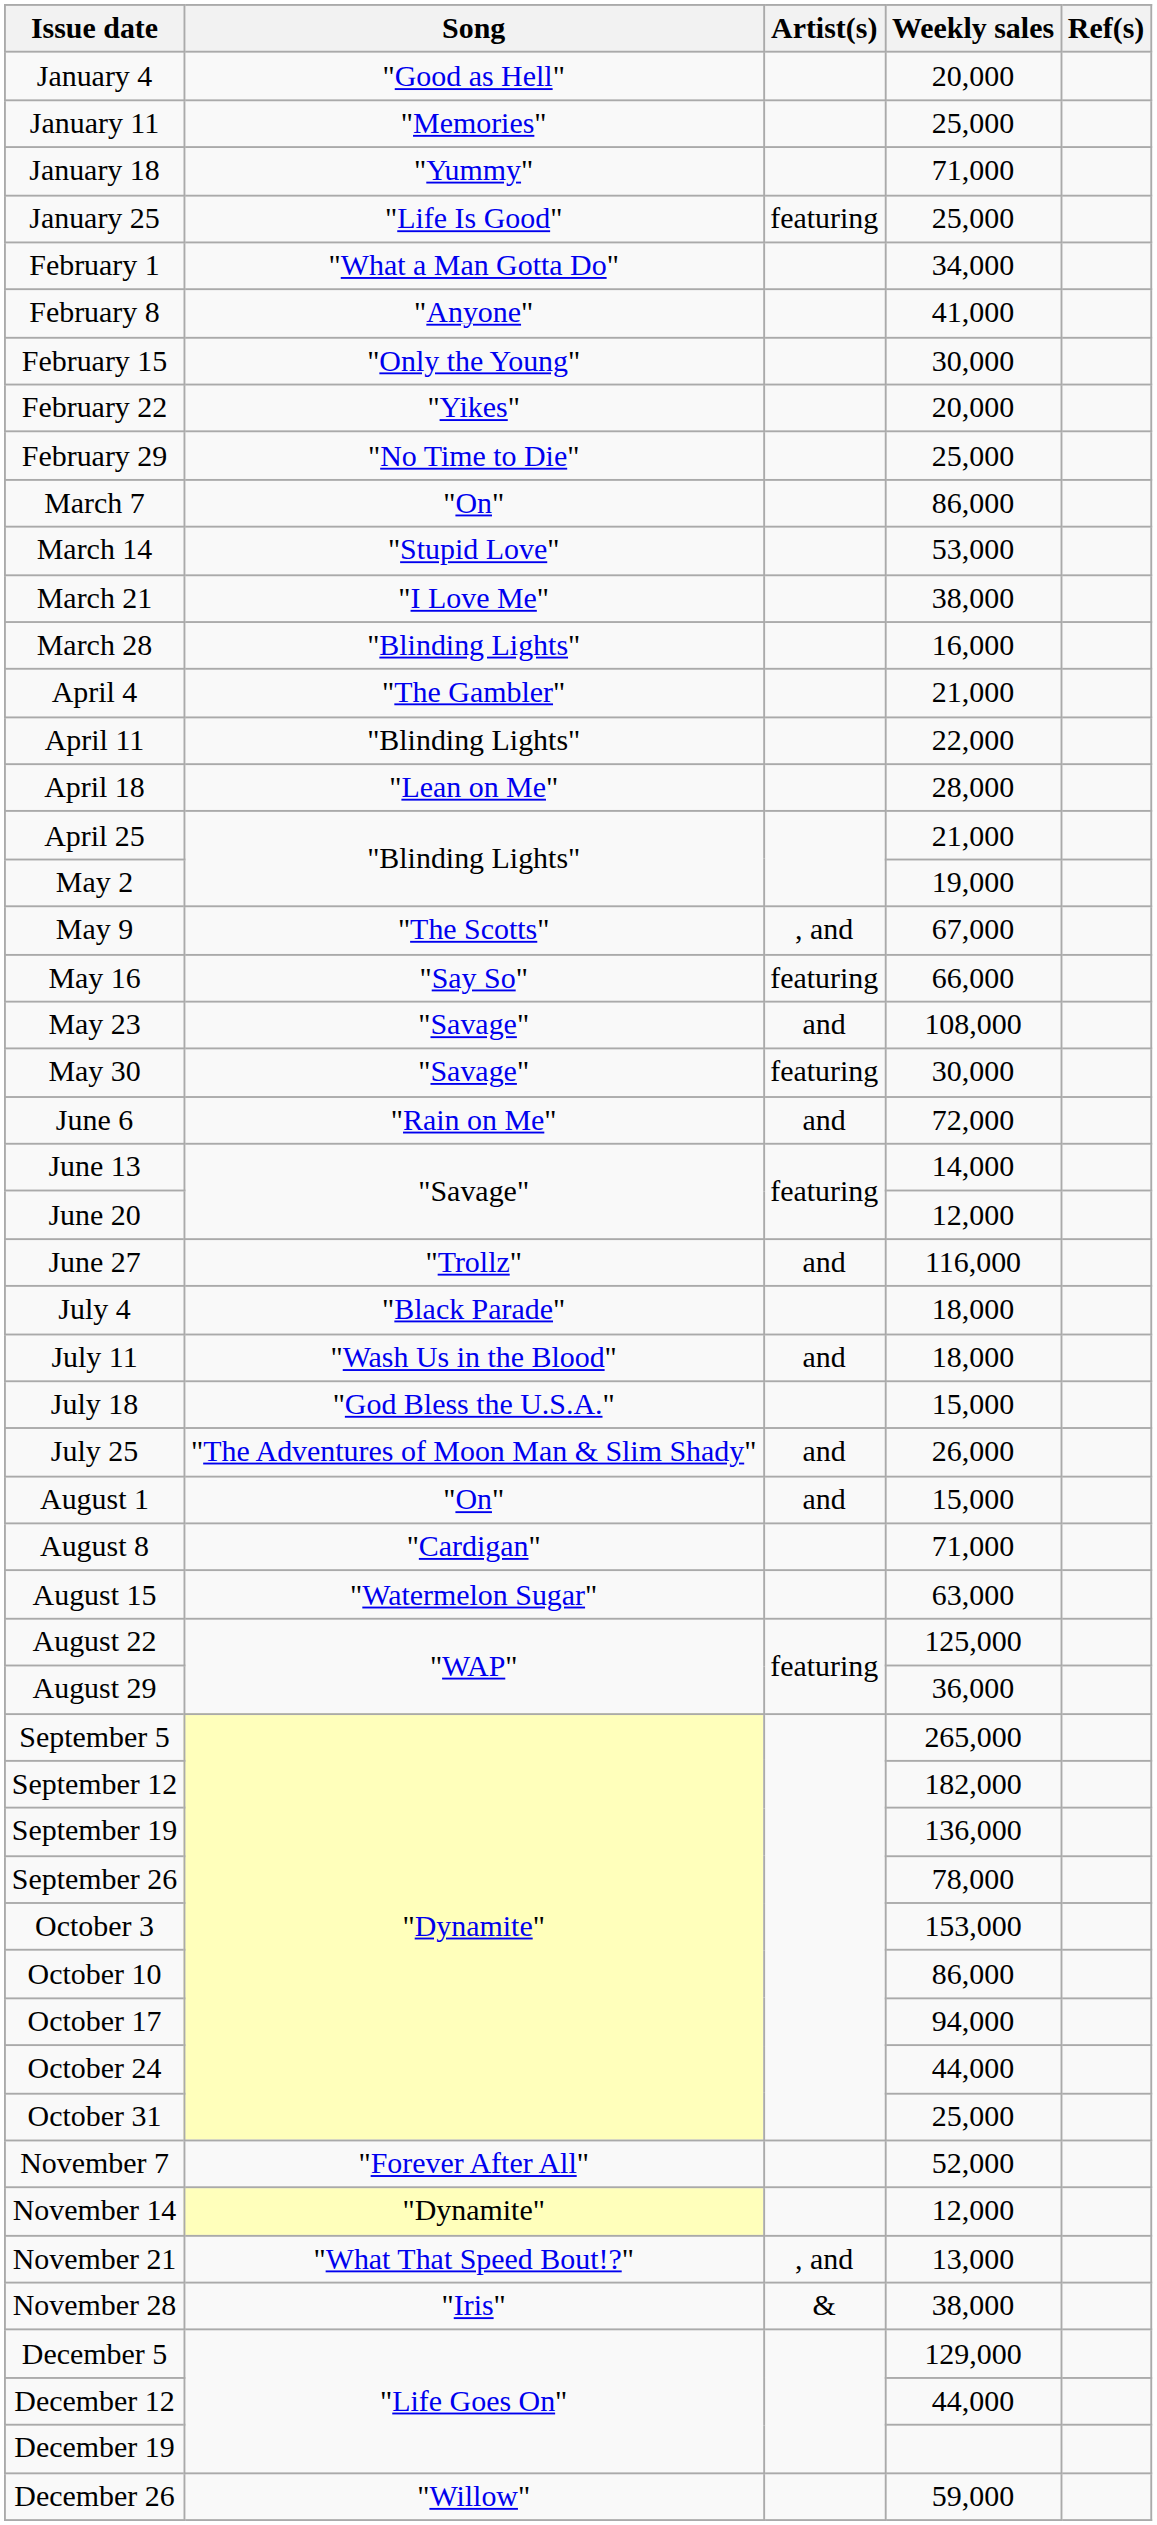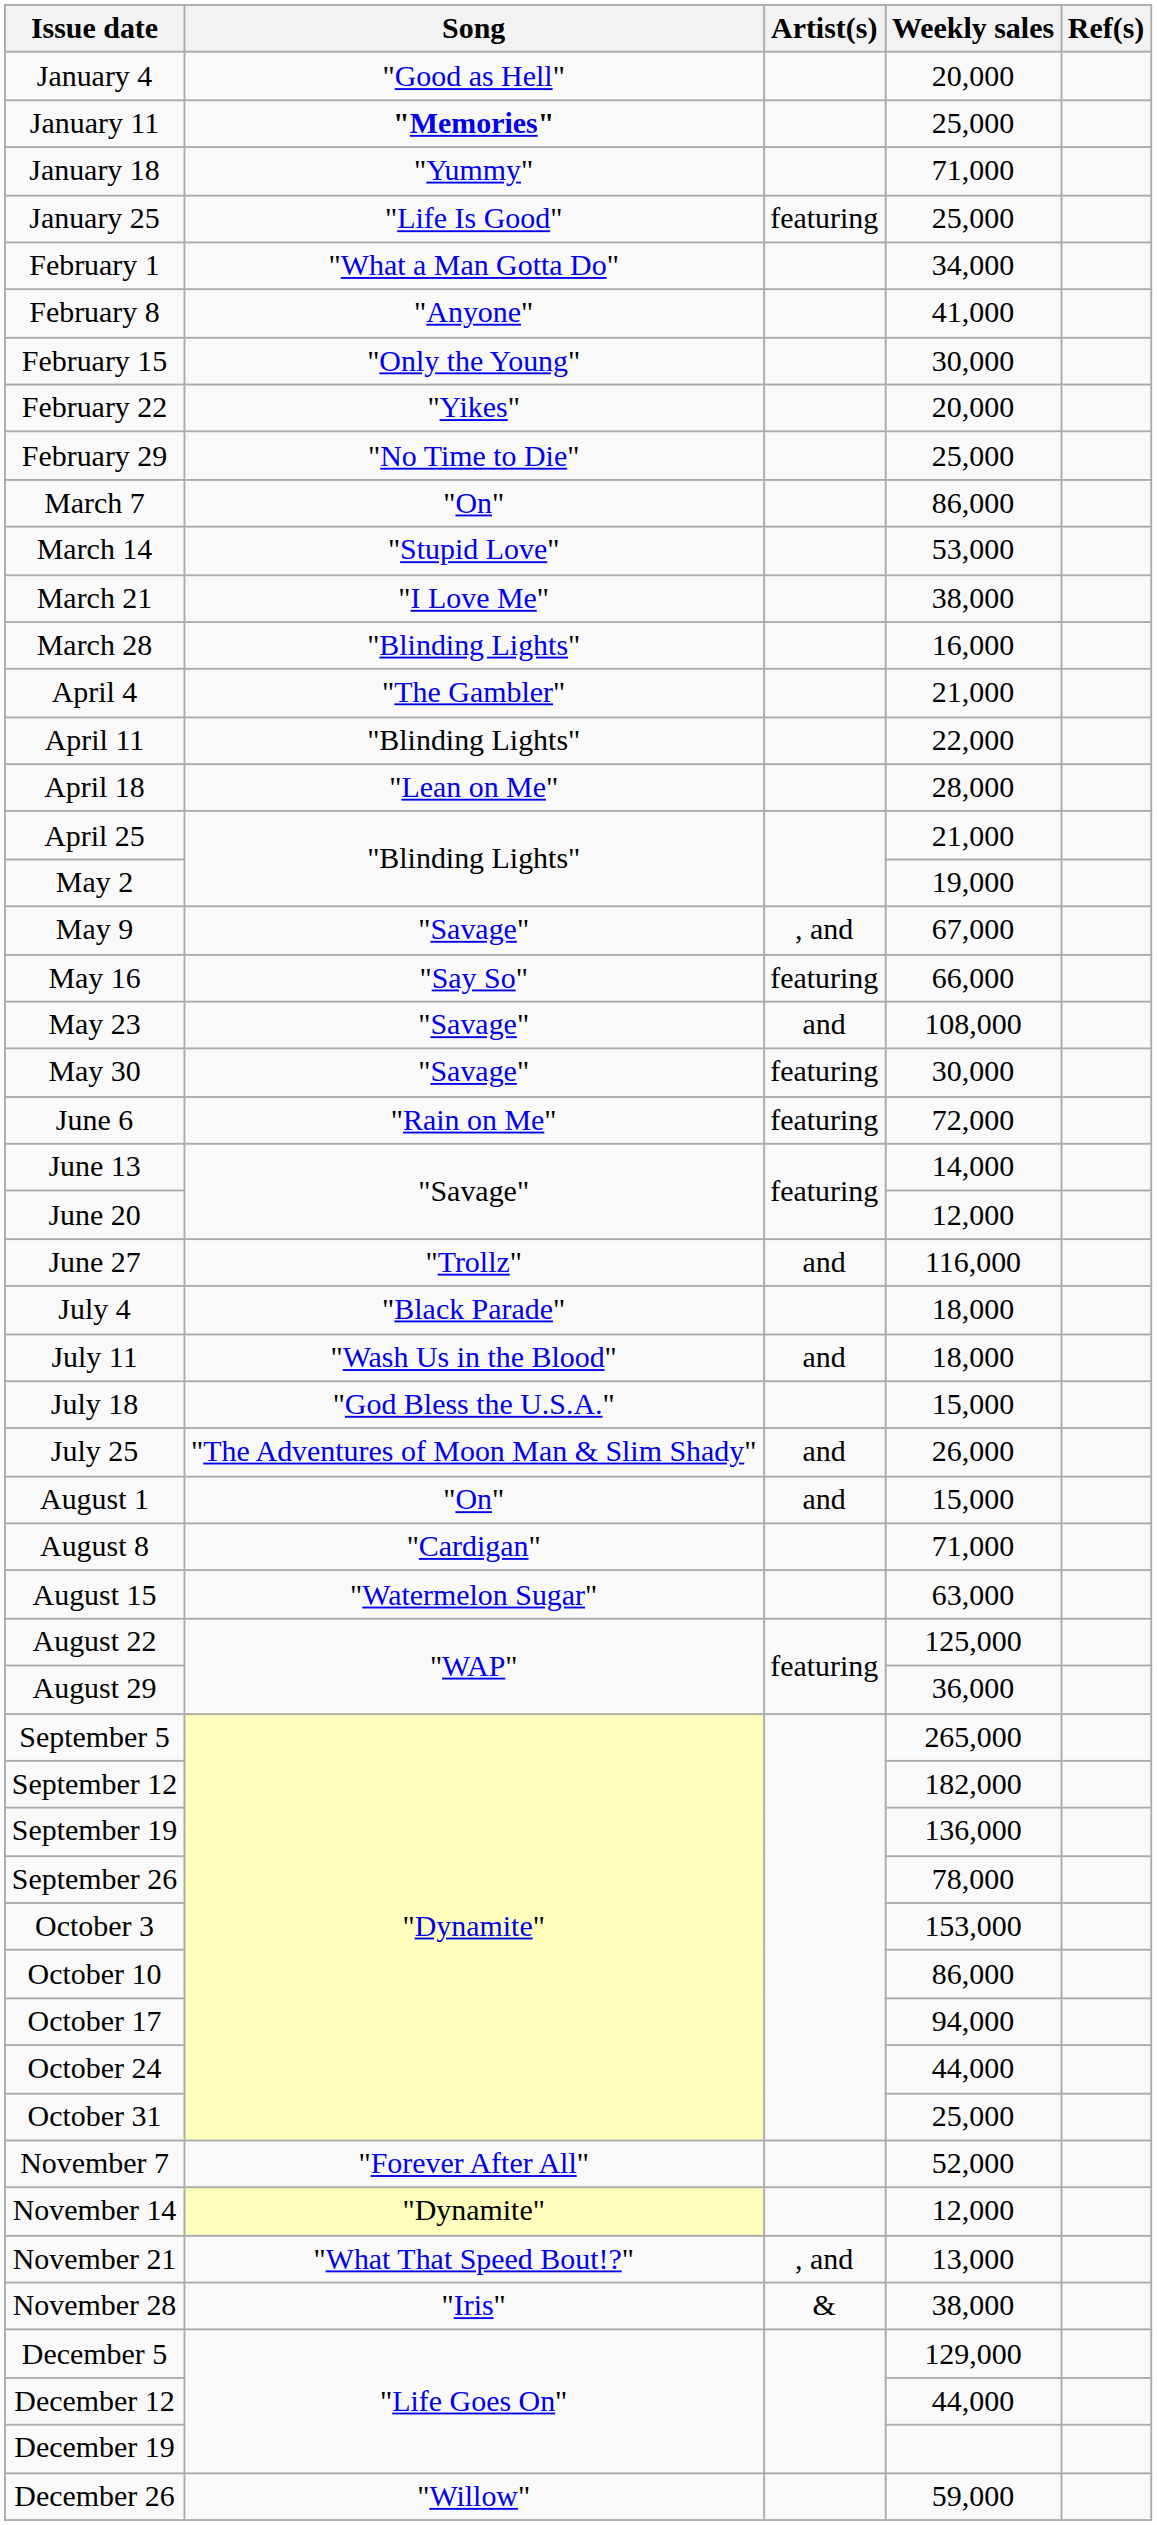(474, 123) normal -> (474, 123) bold
(474, 929) "The Scotts" -> (474, 929) "Savage"
(824, 1119) and -> (824, 1119) featuring
